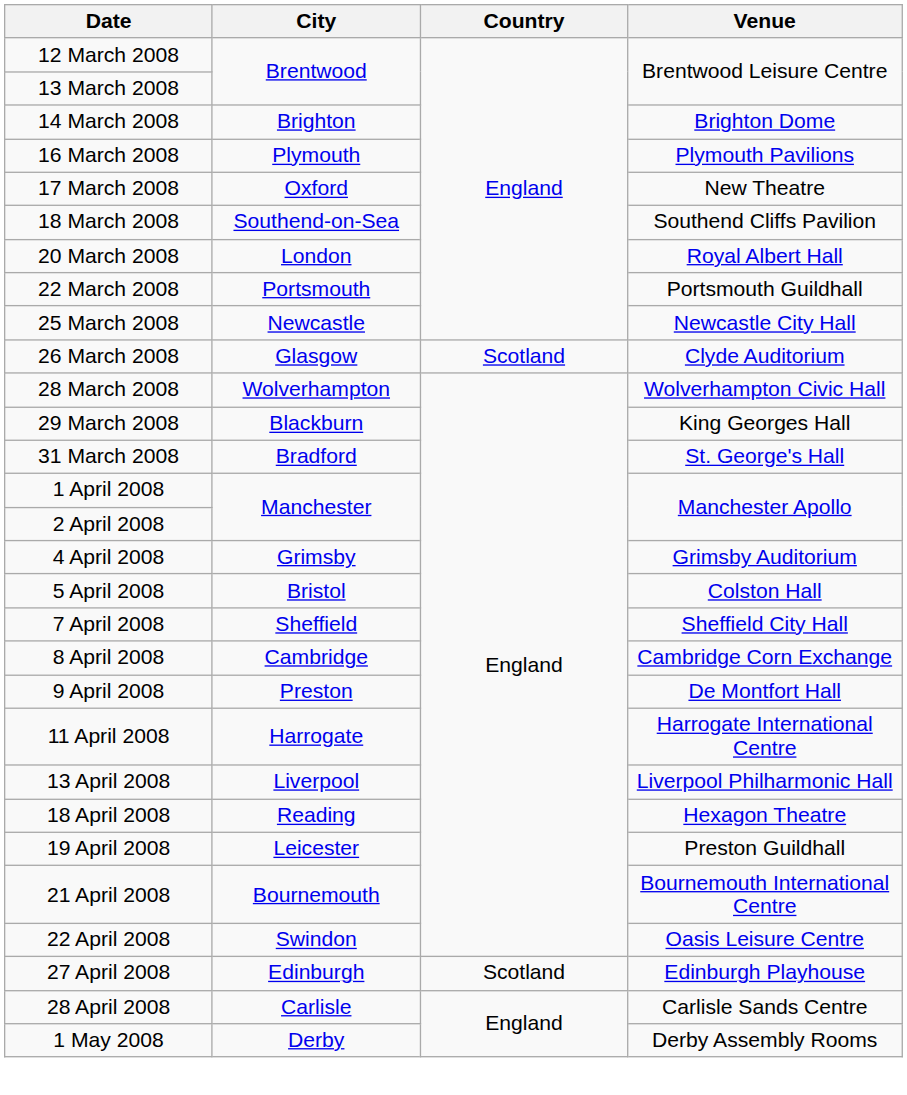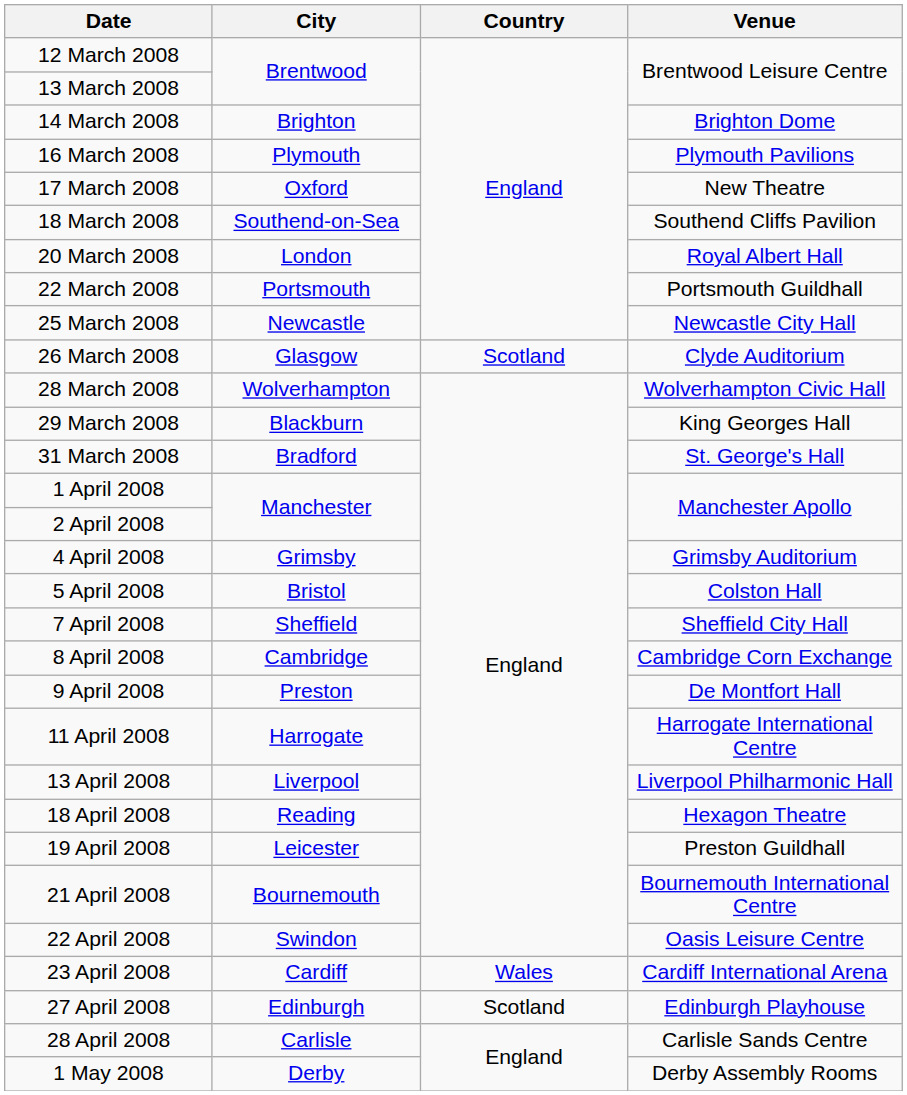+ row: (109, 973)
